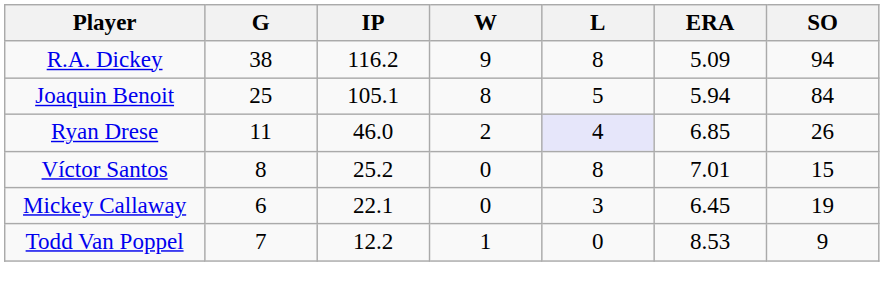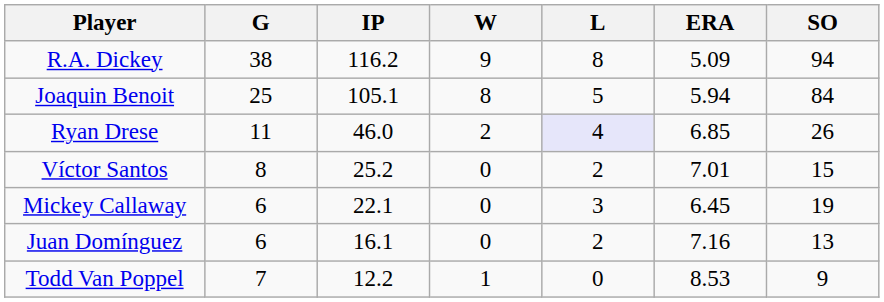(598, 168) 8 -> (598, 168) 2
+ row: (105, 242)
